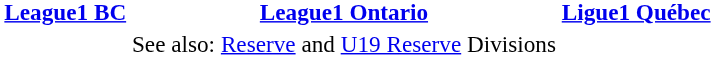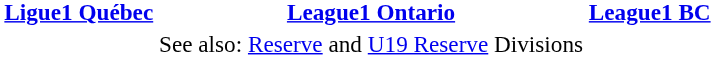columns swapped: (65, 12) <-> (636, 12)
